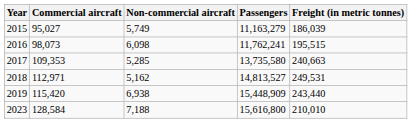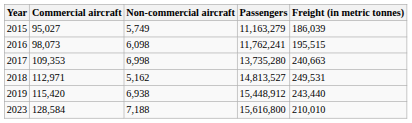(138, 61) 5,285 -> (138, 61) 6,998
(263, 61) 13,735,580 -> (263, 61) 13,735,280
(263, 93) 15,448,909 -> (263, 93) 15,448,912
